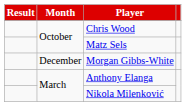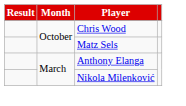- row: (130, 61)
